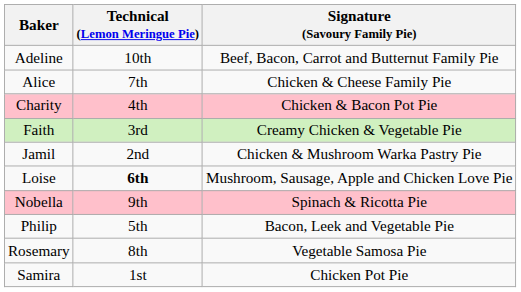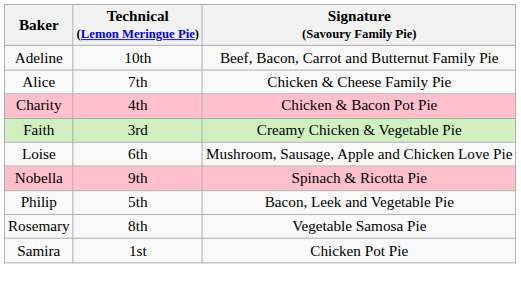- row: (39, 154)
(138, 178) bold -> (138, 154) normal
